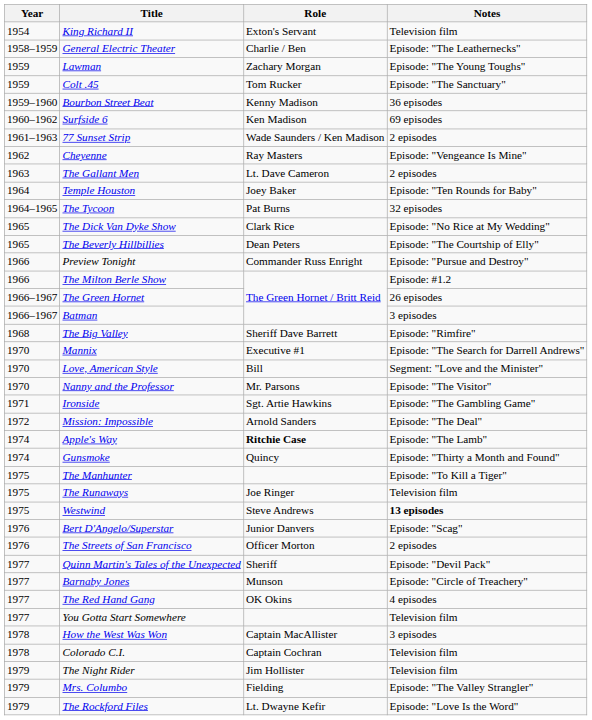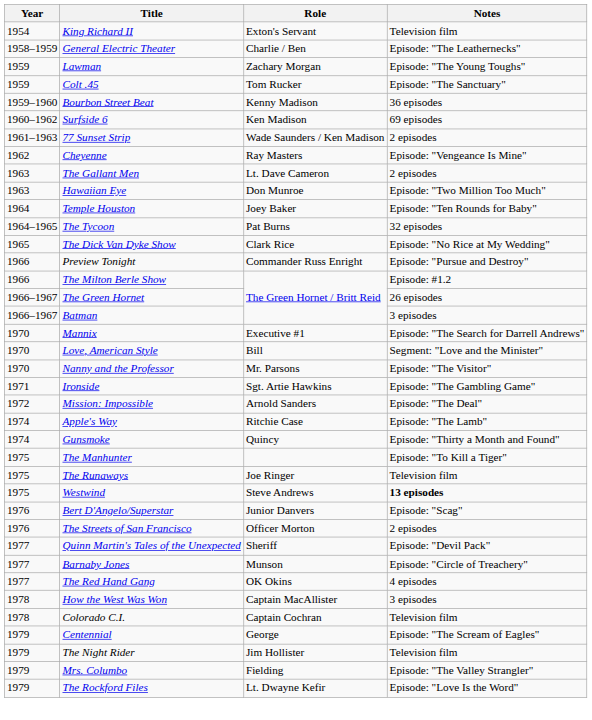+ row: (94, 191)
- row: (113, 244)
- row: (95, 333)
(276, 439) bold -> (274, 421) normal
- row: (124, 617)
+ row: (87, 635)
